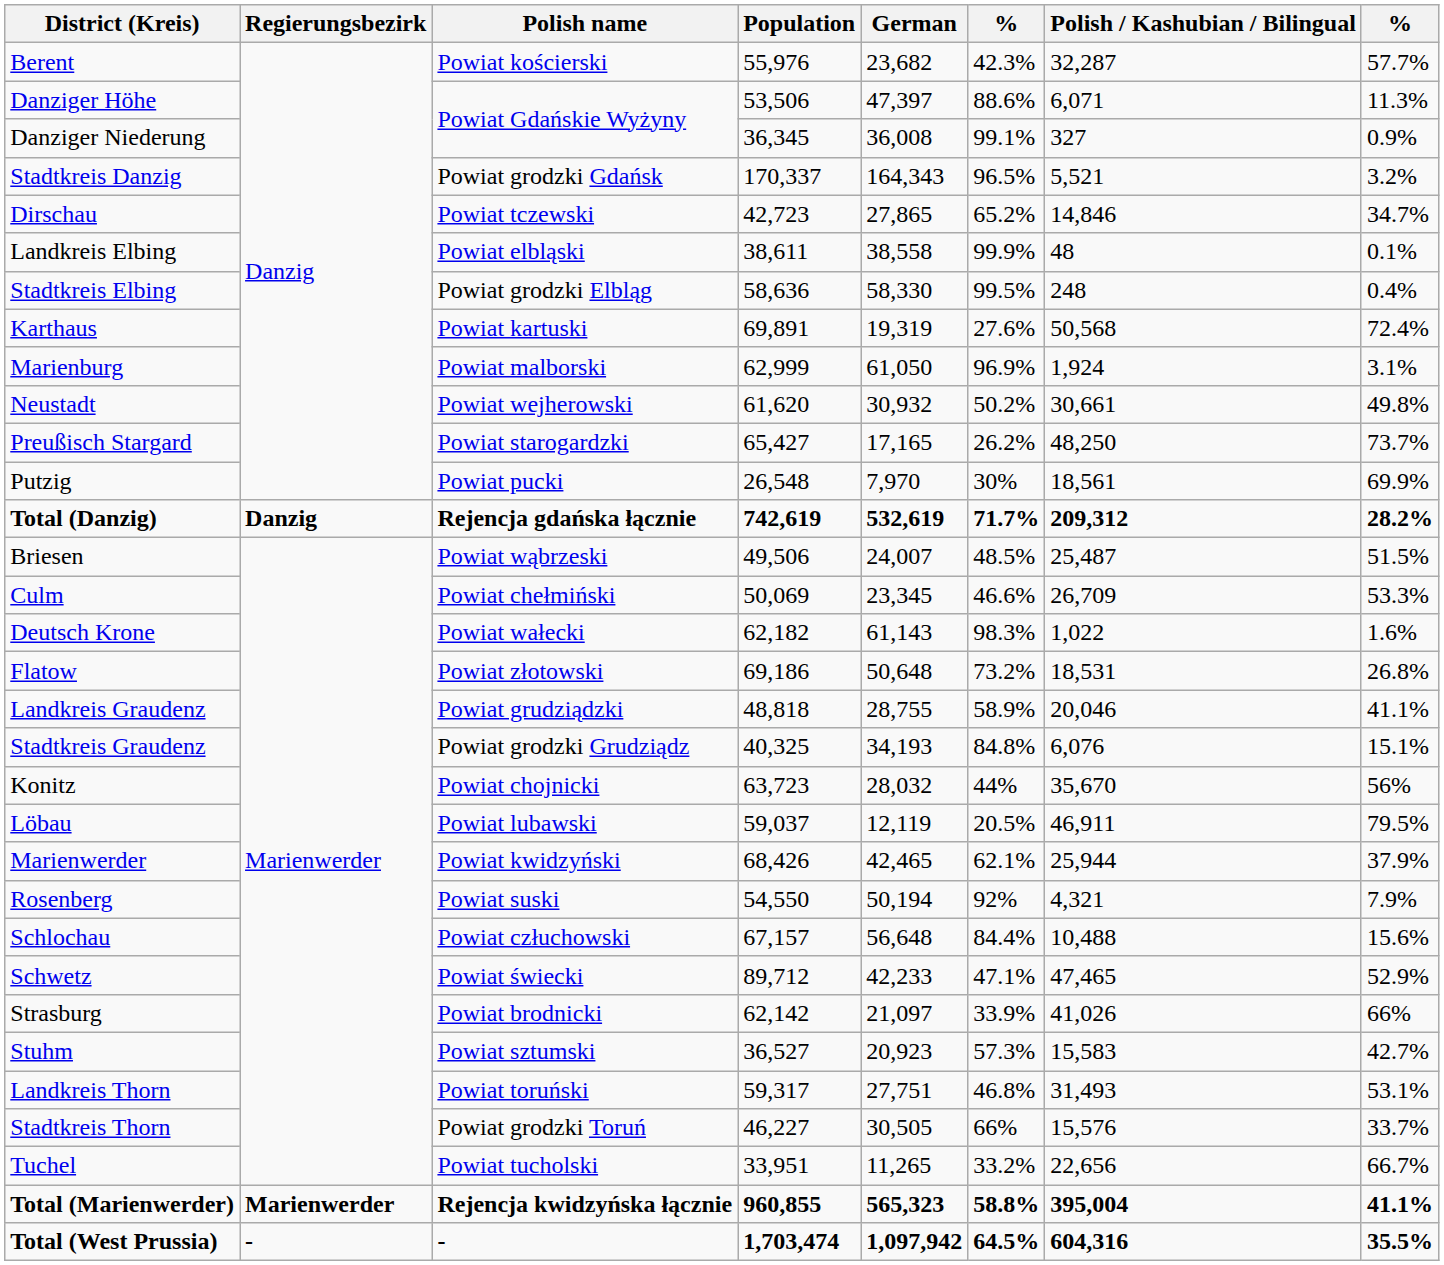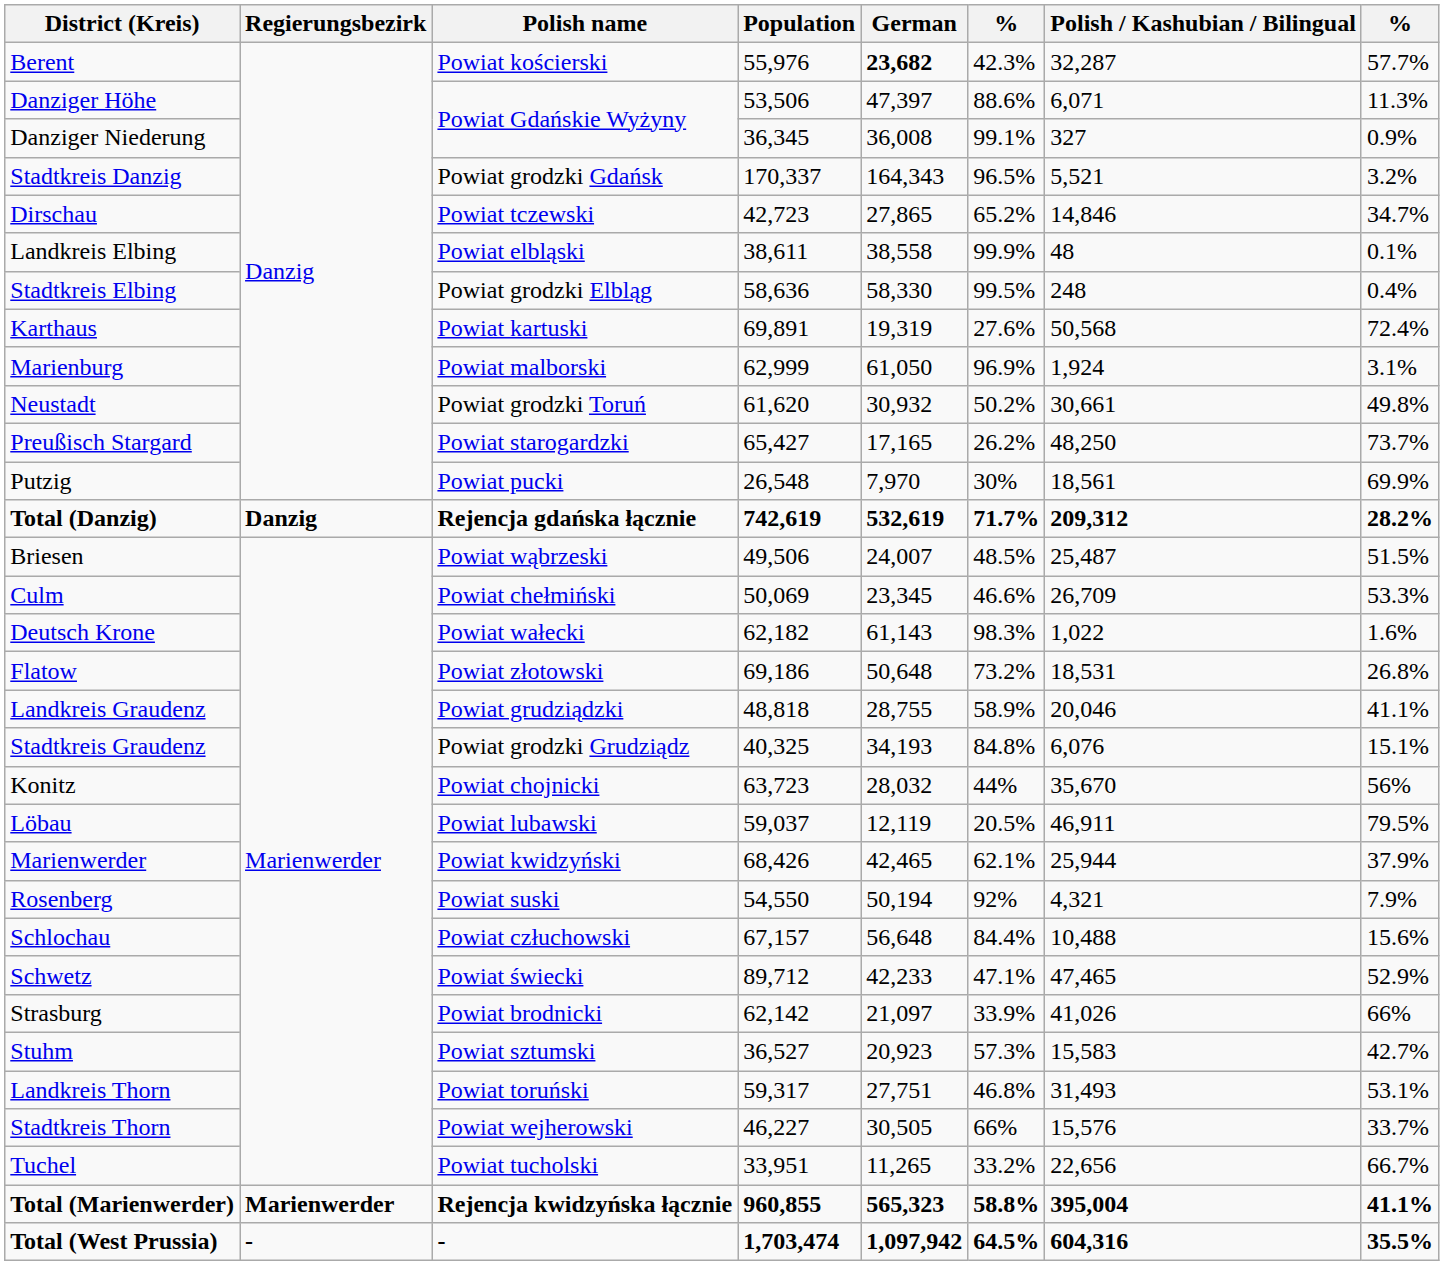(899, 61) normal -> (899, 61) bold
(535, 404) Powiat wejherowski -> (542, 404) Powiat grodzki Toruń
(542, 1127) Powiat grodzki Toruń -> (535, 1127) Powiat wejherowski
